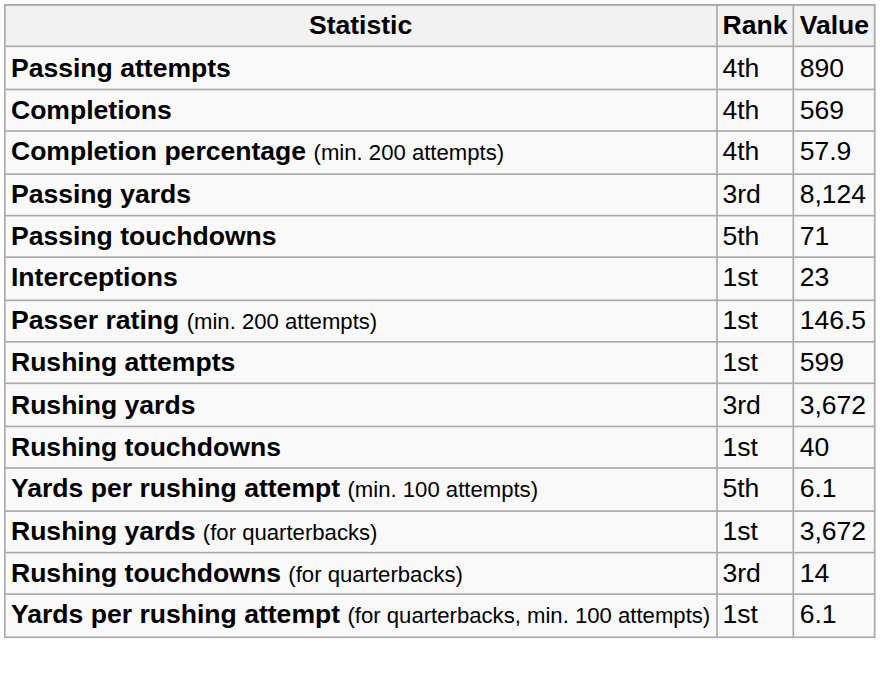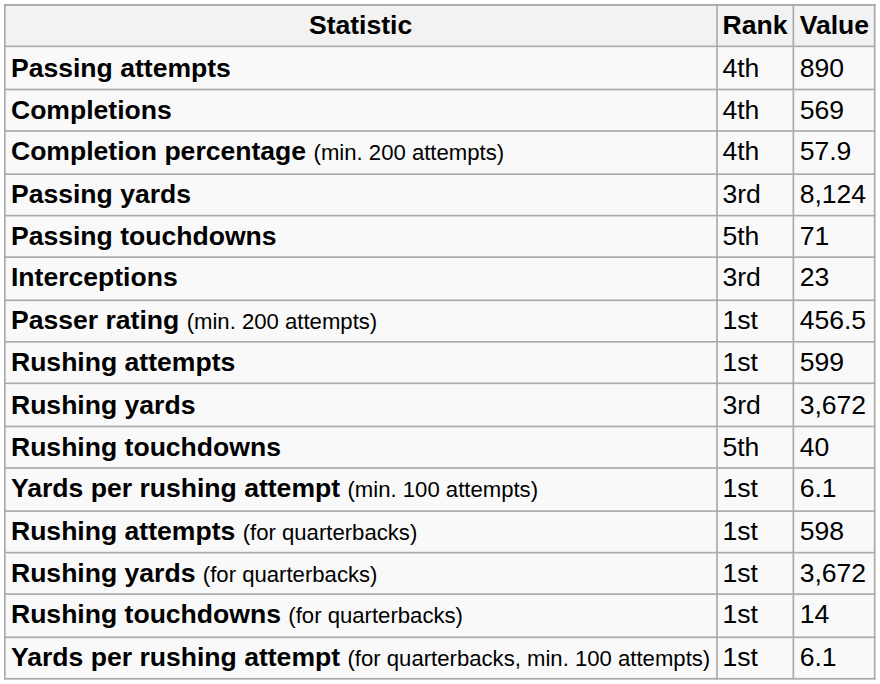(740, 278) 1st -> (742, 278) 3rd
(833, 320) 146.5 -> (833, 320) 456.5
(740, 446) 1st -> (741, 446) 5th
(741, 488) 5th -> (740, 488) 1st
+ row: (214, 531)
(742, 573) 3rd -> (740, 615) 1st
